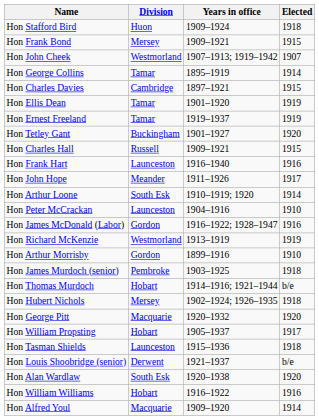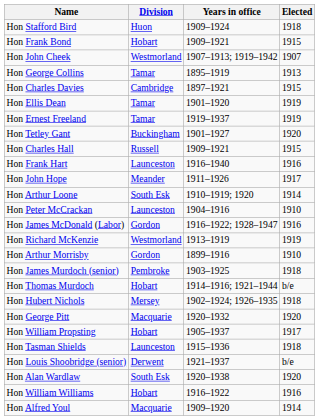(145, 42) Mersey -> (144, 42) Hobart
(292, 73) 1914 -> (292, 73) 1913
